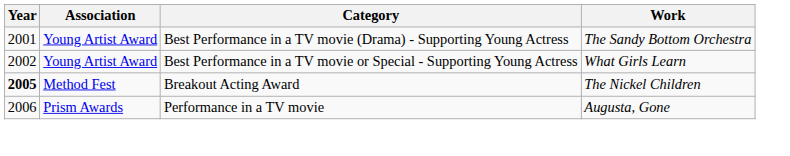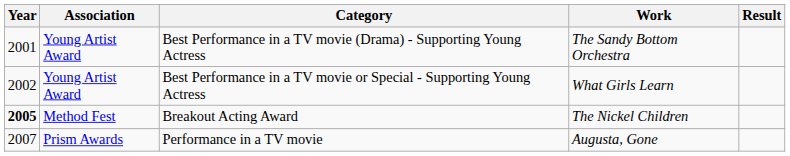+ column: (762, 15)
(22, 107) 2006 -> (22, 139) 2007
